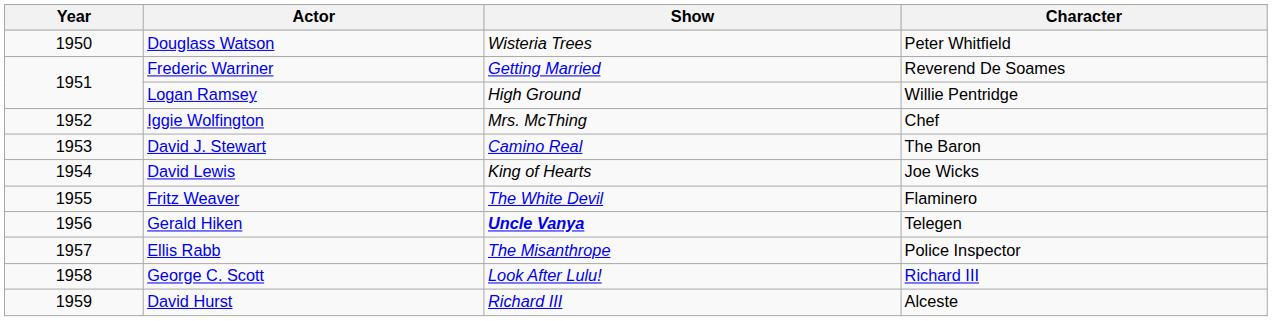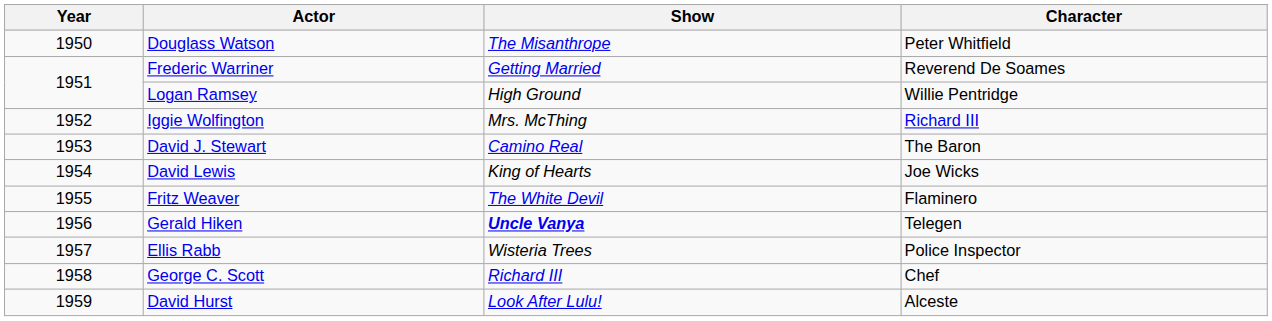(540, 43) Wisteria Trees -> (549, 43) The Misanthrope
(922, 120) Chef -> (942, 120) Richard III
(549, 250) The Misanthrope -> (540, 250) Wisteria Trees
(545, 276) Look After Lulu! -> (525, 276) Richard III
(942, 276) Richard III -> (922, 276) Chef
(525, 302) Richard III -> (545, 302) Look After Lulu!
